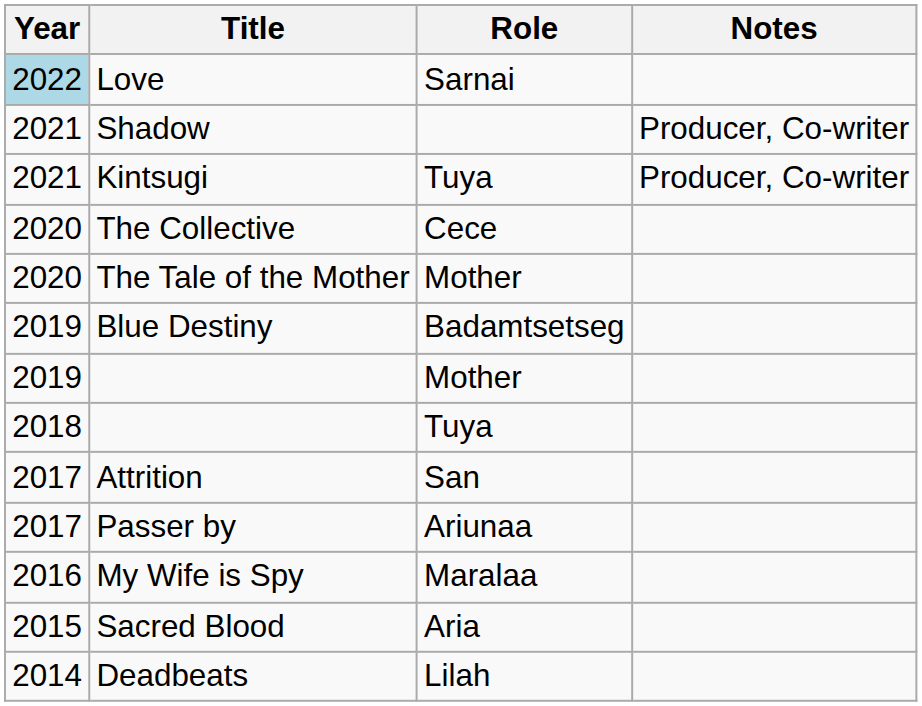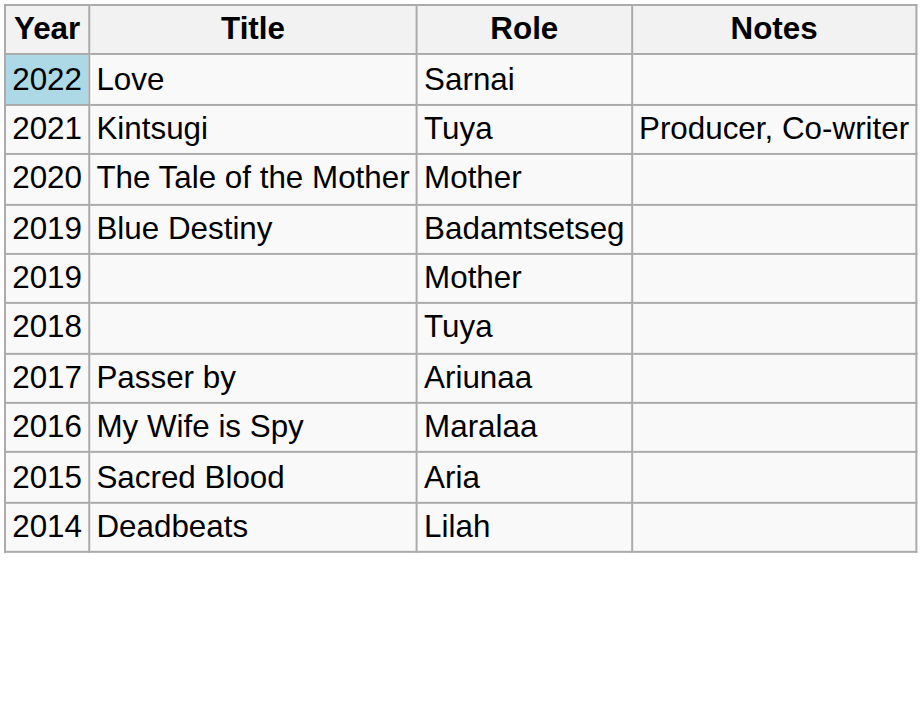- row: (153, 128)
- row: (196, 228)
- row: (150, 476)
